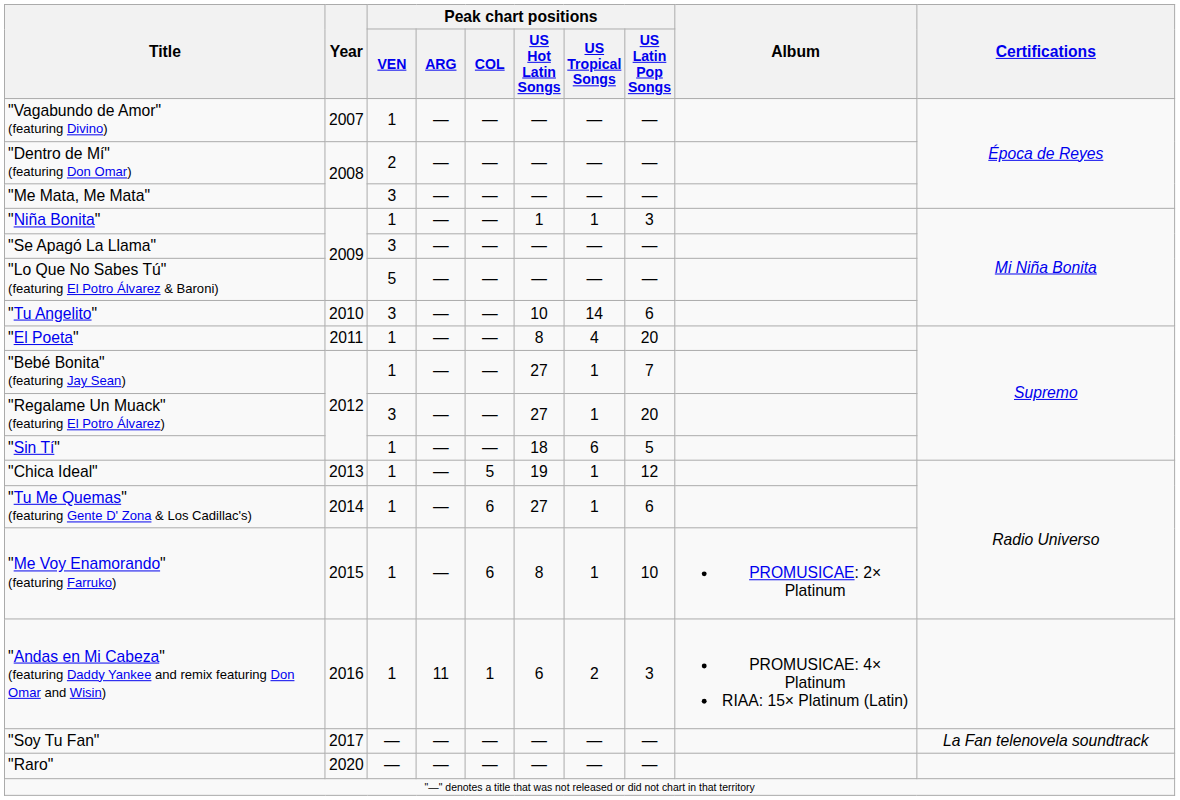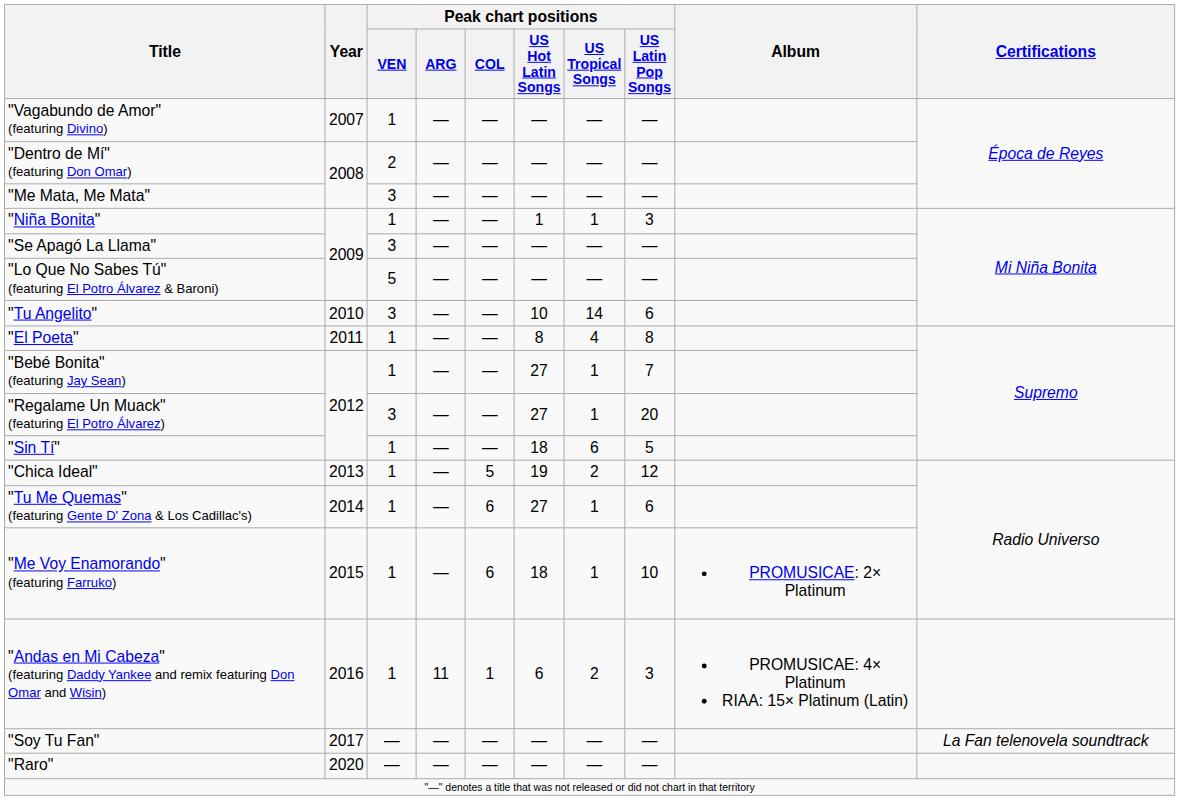(649, 338) 20 -> (649, 338) 8
(594, 472) 1 -> (594, 472) 2
(539, 573) 8 -> (539, 573) 18
